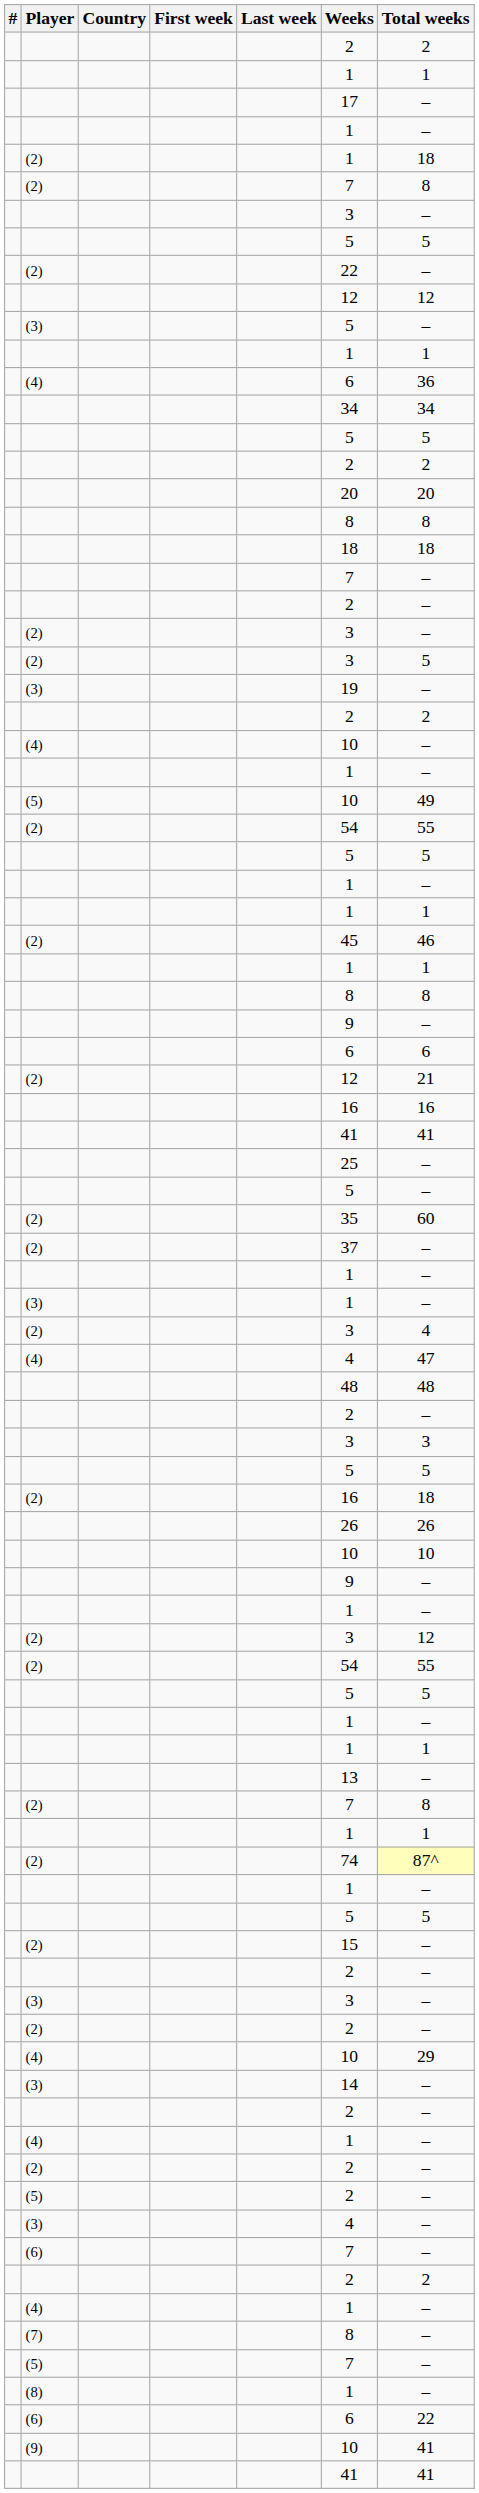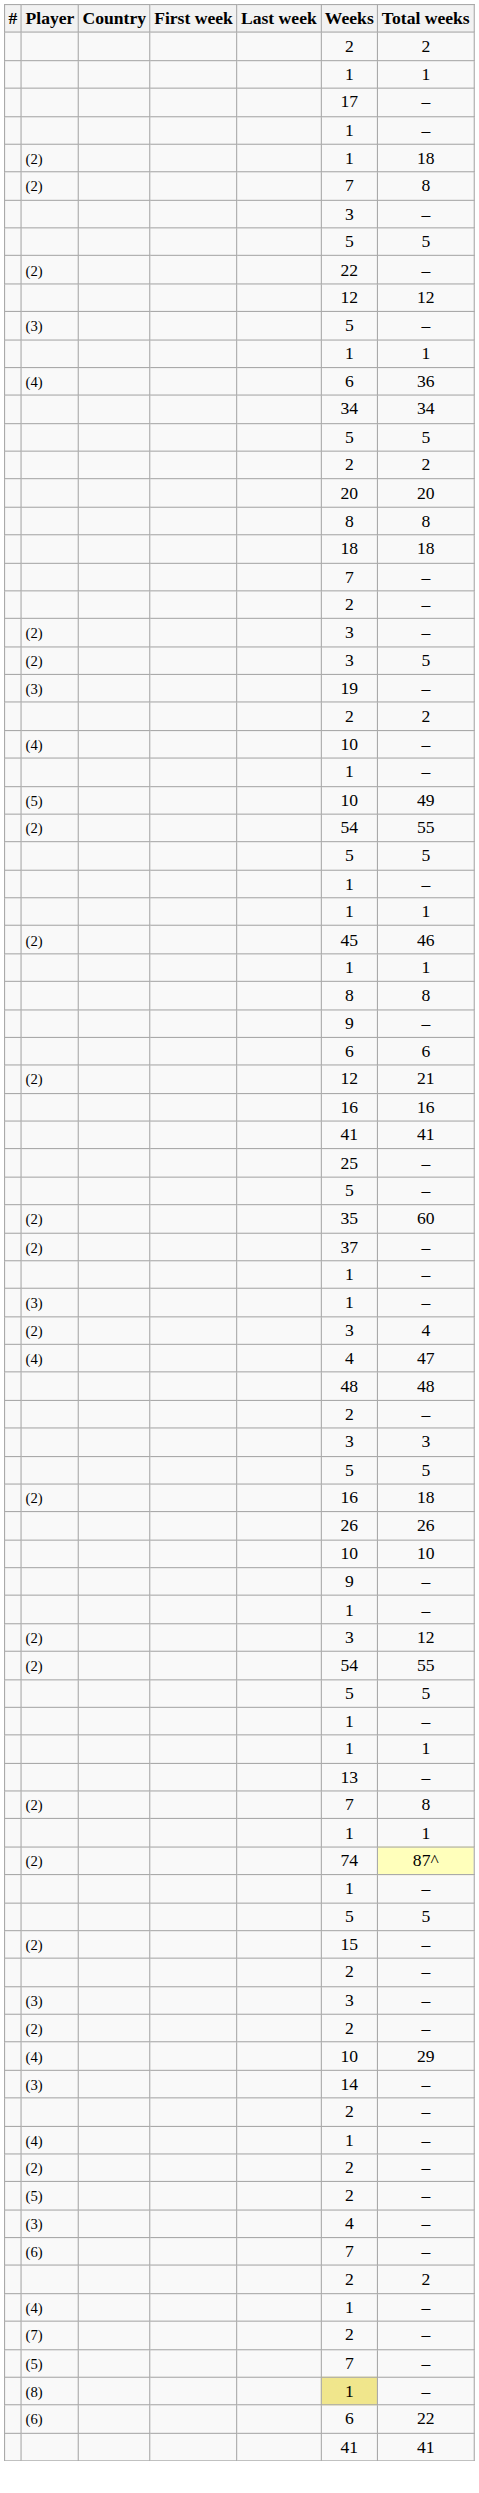(349, 2335) 8 -> (349, 2335) 2
(349, 2391) no background -> (349, 2391) khaki background
- row: (13, 2447)
